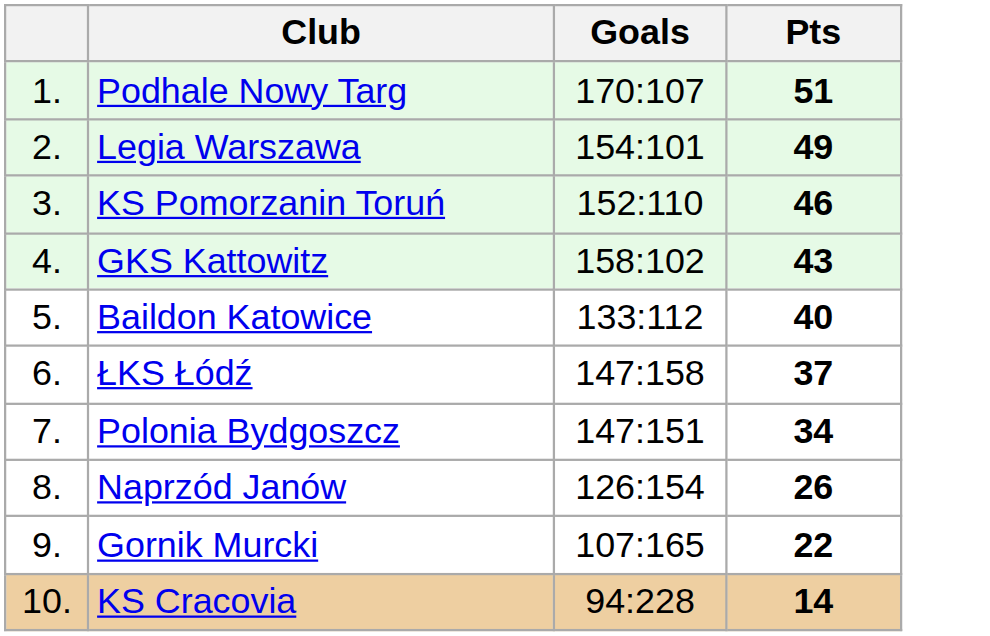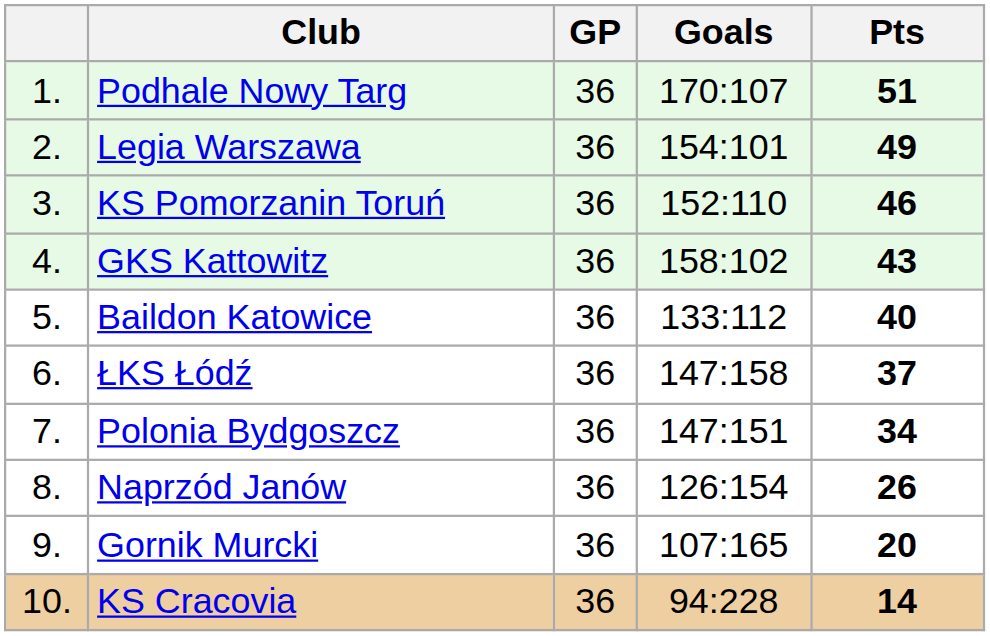+ column: (595, 32)
(813, 544) 22 -> (897, 544) 20
